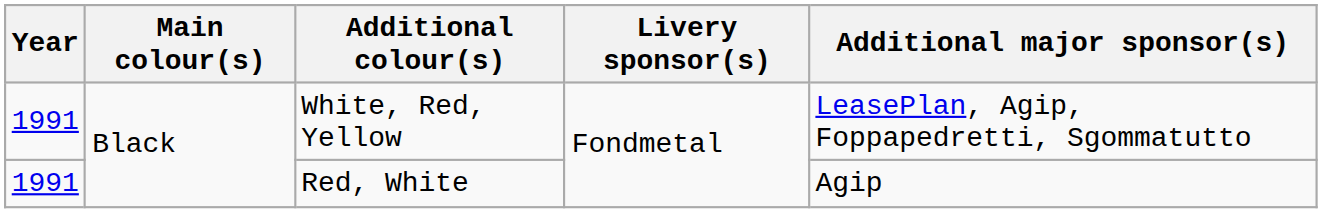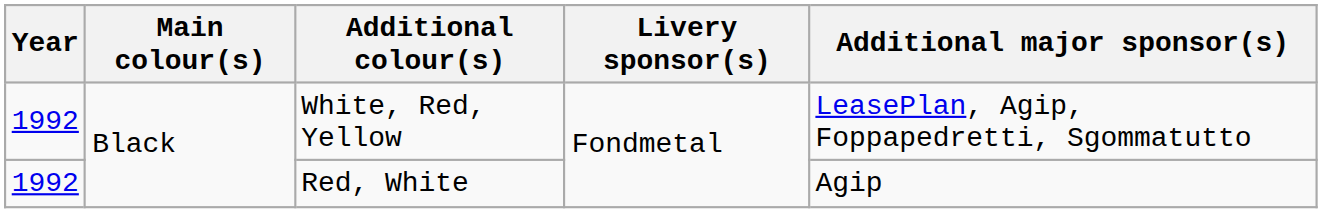(45, 122) 1991 -> (45, 122) 1992
(45, 183) 1991 -> (45, 183) 1992
